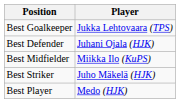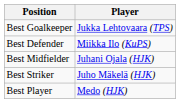(116, 43) Juhani Ojala (HJK) -> (114, 43) Miikka Ilo (KuPS)
(114, 59) Miikka Ilo (KuPS) -> (116, 59) Juhani Ojala (HJK)
